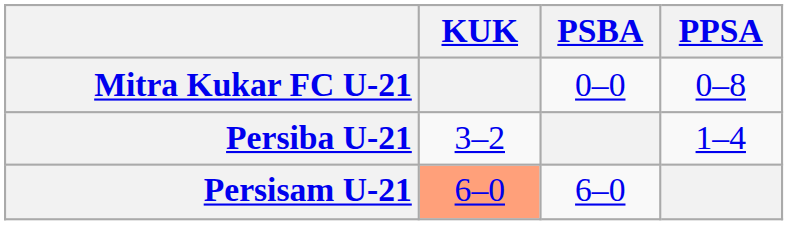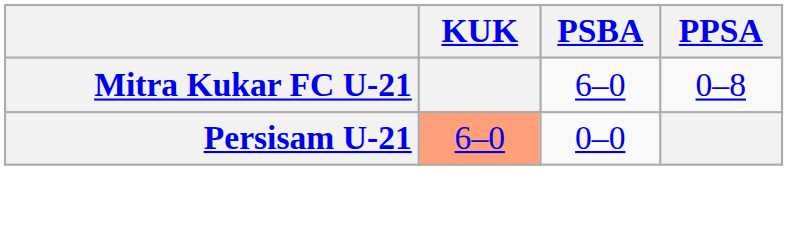(600, 84) 0–0 -> (600, 84) 6–0
- row: (319, 137)
(600, 191) 6–0 -> (600, 137) 0–0
